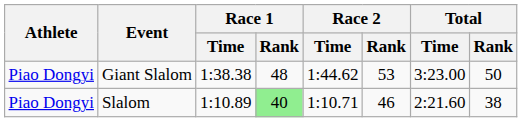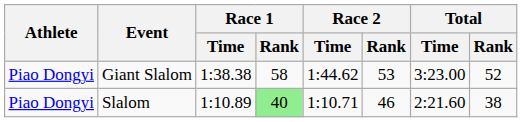(279, 74) 48 -> (279, 74) 58
(493, 74) 50 -> (493, 74) 52
